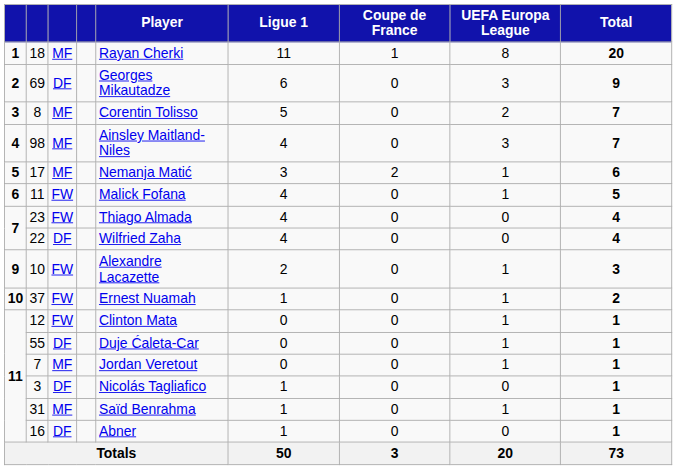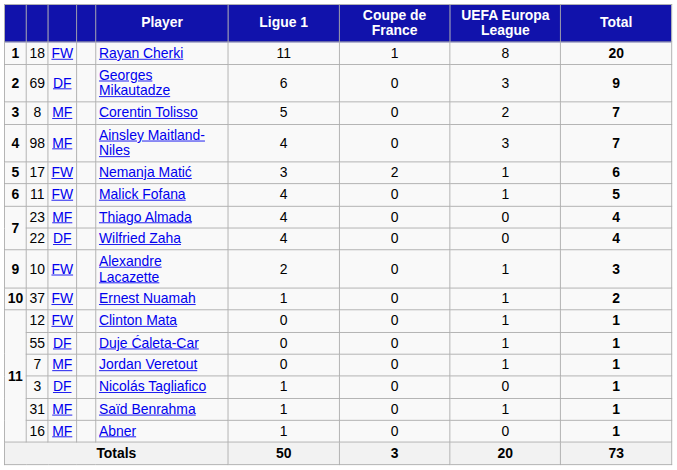(62, 53) MF -> (62, 53) FW
(62, 172) MF -> (62, 172) FW
(62, 217) FW -> (62, 217) MF
(62, 431) DF -> (62, 431) MF
